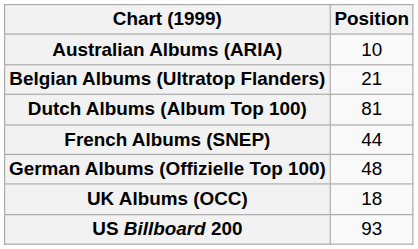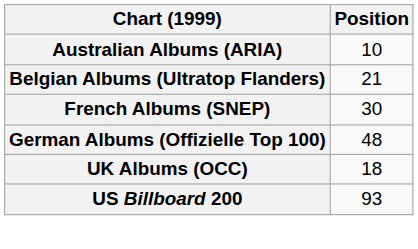- row: (167, 109)
(372, 139) 44 -> (372, 109) 30
